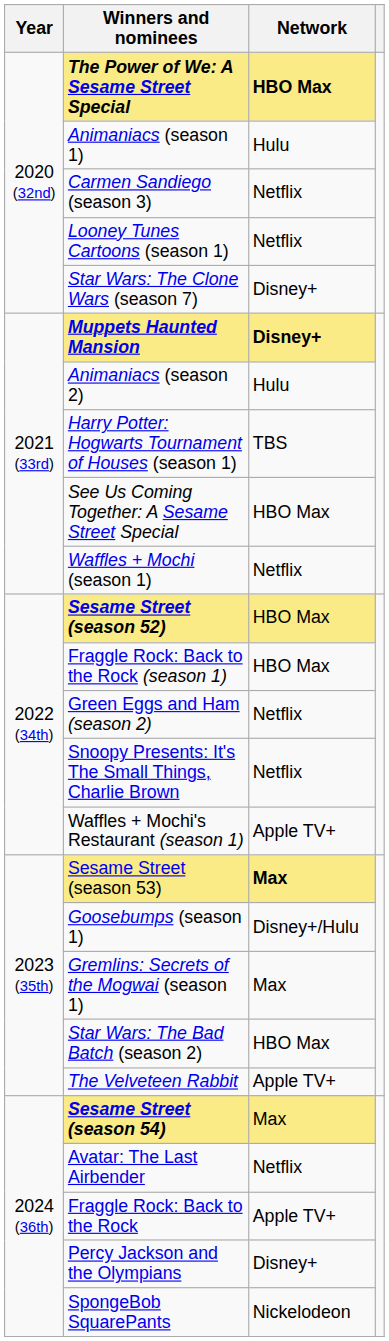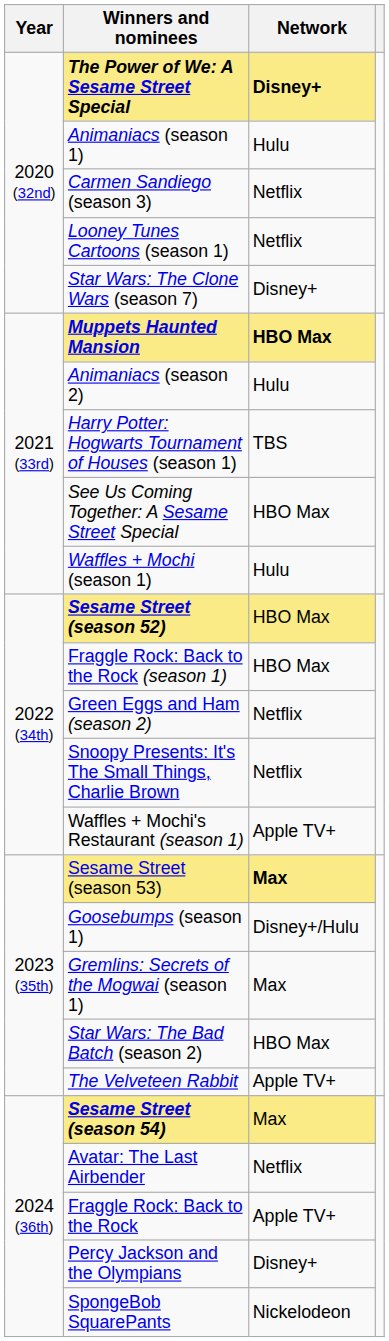(292, 86) HBO Max -> (287, 86) Disney+
(287, 337) Disney+ -> (292, 337) HBO Max
(277, 569) Netflix -> (271, 569) Hulu
